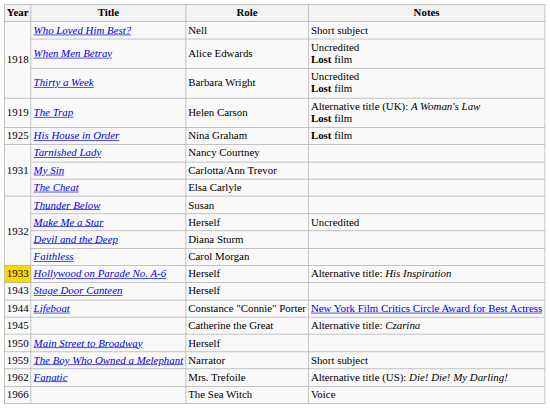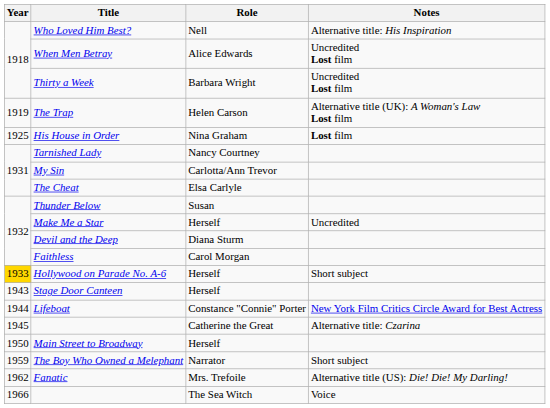(339, 30) Short subject -> (381, 30) Alternative title: His Inspiration
(381, 274) Alternative title: His Inspiration -> (339, 274) Short subject
